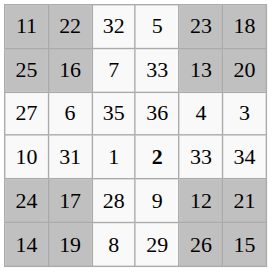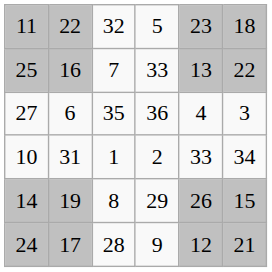(245, 69) 20 -> (245, 69) 22
(157, 157) bold -> (157, 157) normal
rows swapped: (26, 244) <-> (26, 200)
